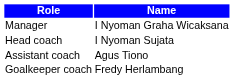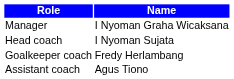rows swapped: (43, 55) <-> (49, 70)
